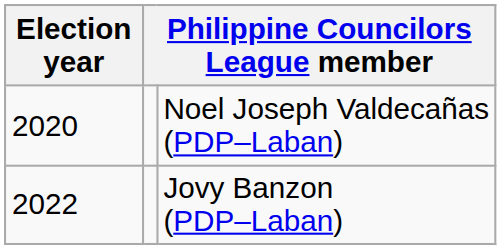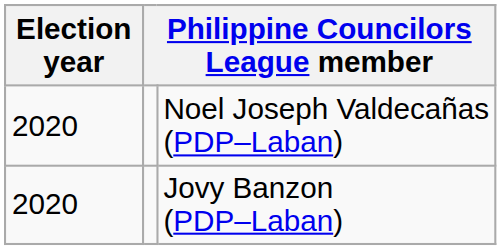(45, 205) 2022 -> (45, 205) 2020
